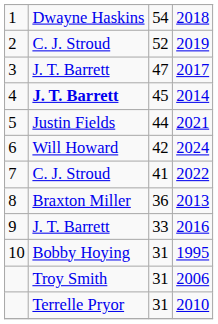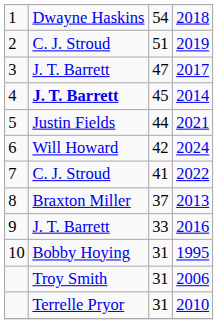(160, 43) 52 -> (160, 43) 51
(160, 200) 36 -> (160, 200) 37
